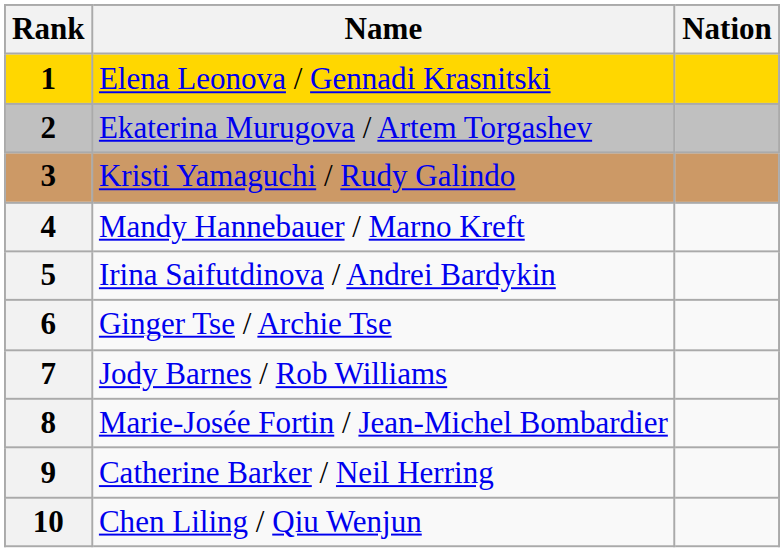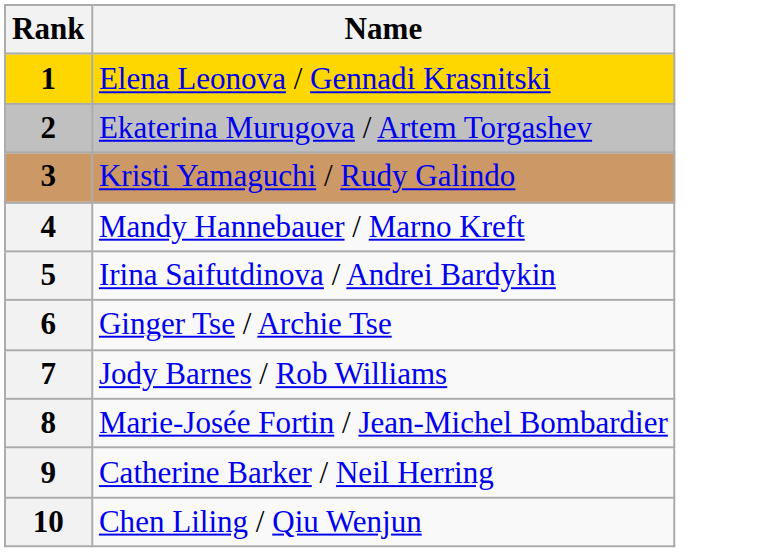- column: (727, 29)
